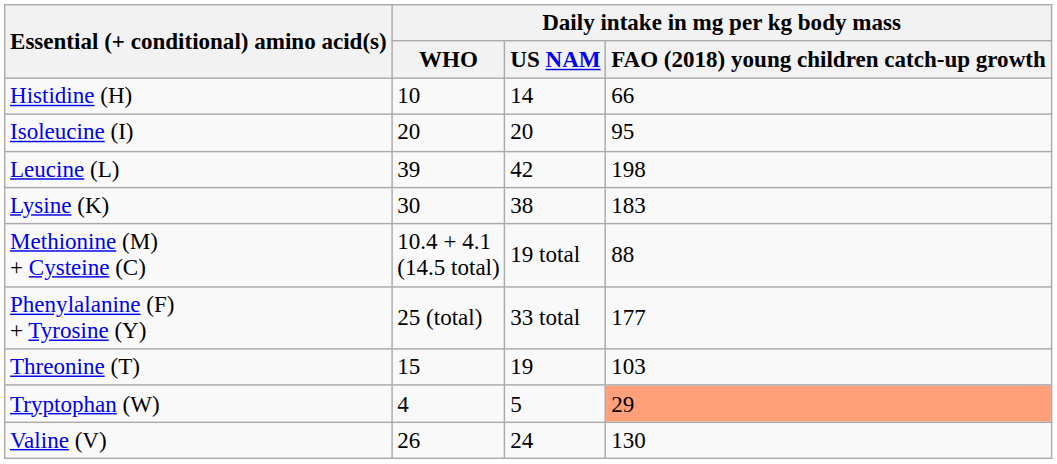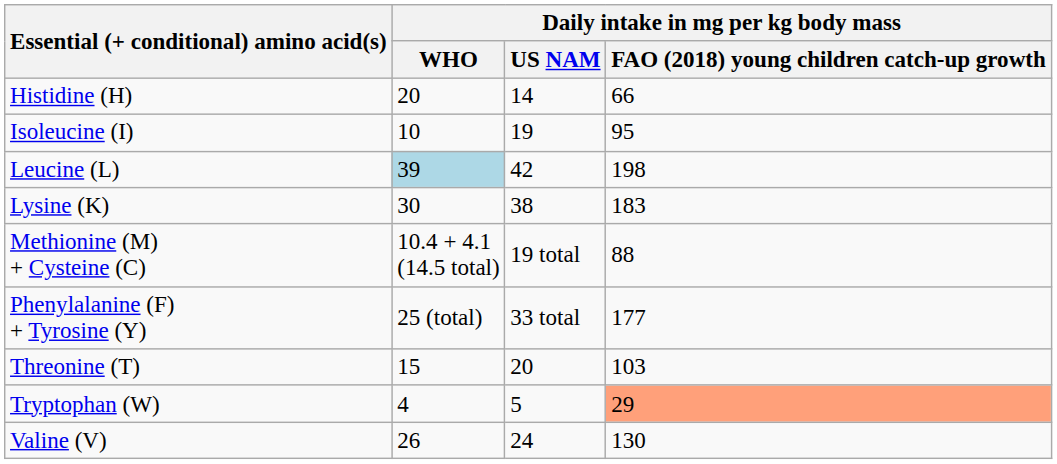(409, 95) 10 -> (409, 95) 20
(409, 132) 20 -> (409, 132) 10
(522, 132) 20 -> (522, 132) 19
(409, 168) no background -> (409, 168) lightblue background
(522, 366) 19 -> (522, 366) 20
